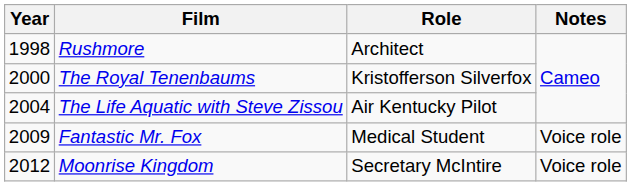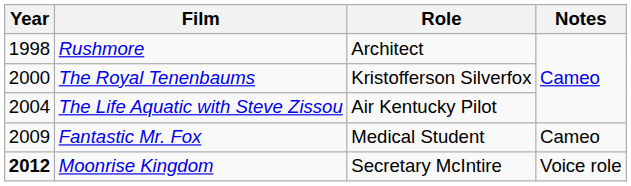(581, 136) Voice role -> (570, 136) Cameo
(30, 166) normal -> (30, 166) bold
